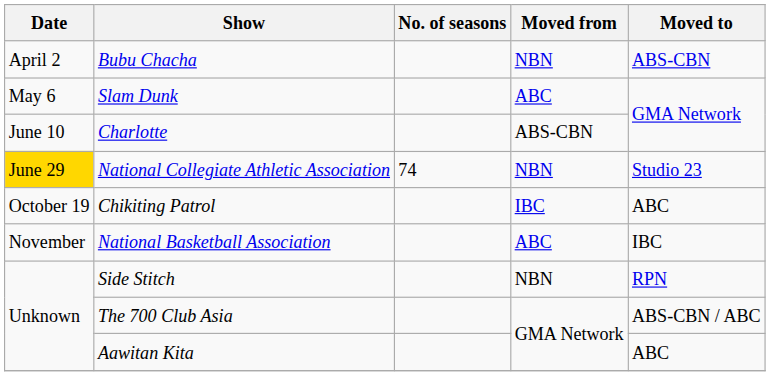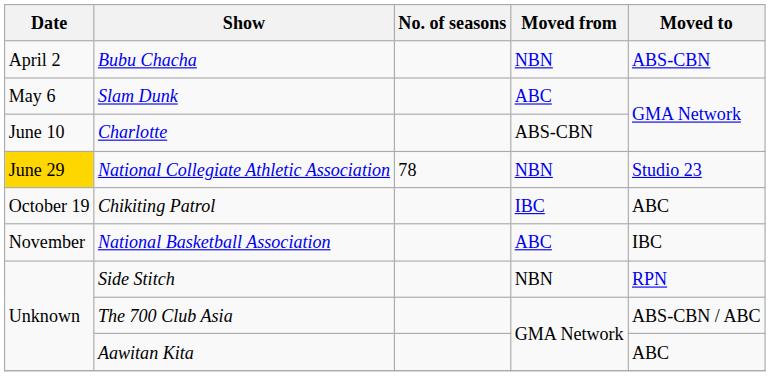(407, 169) 74 -> (407, 169) 78
